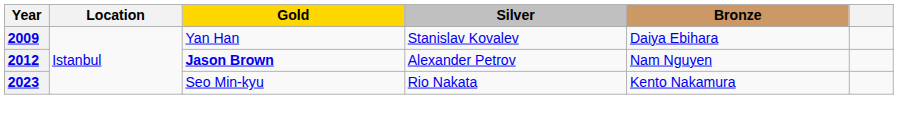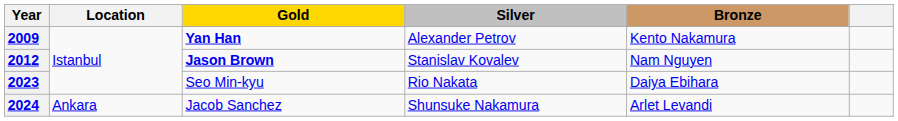(212, 37) normal -> (213, 37) bold
(463, 37) Stanislav Kovalev -> (462, 37) Alexander Petrov
(674, 37) Daiya Ebihara -> (683, 37) Kento Nakamura
(462, 60) Alexander Petrov -> (463, 60) Stanislav Kovalev
(683, 82) Kento Nakamura -> (674, 82) Daiya Ebihara
+ row: (23, 104)
